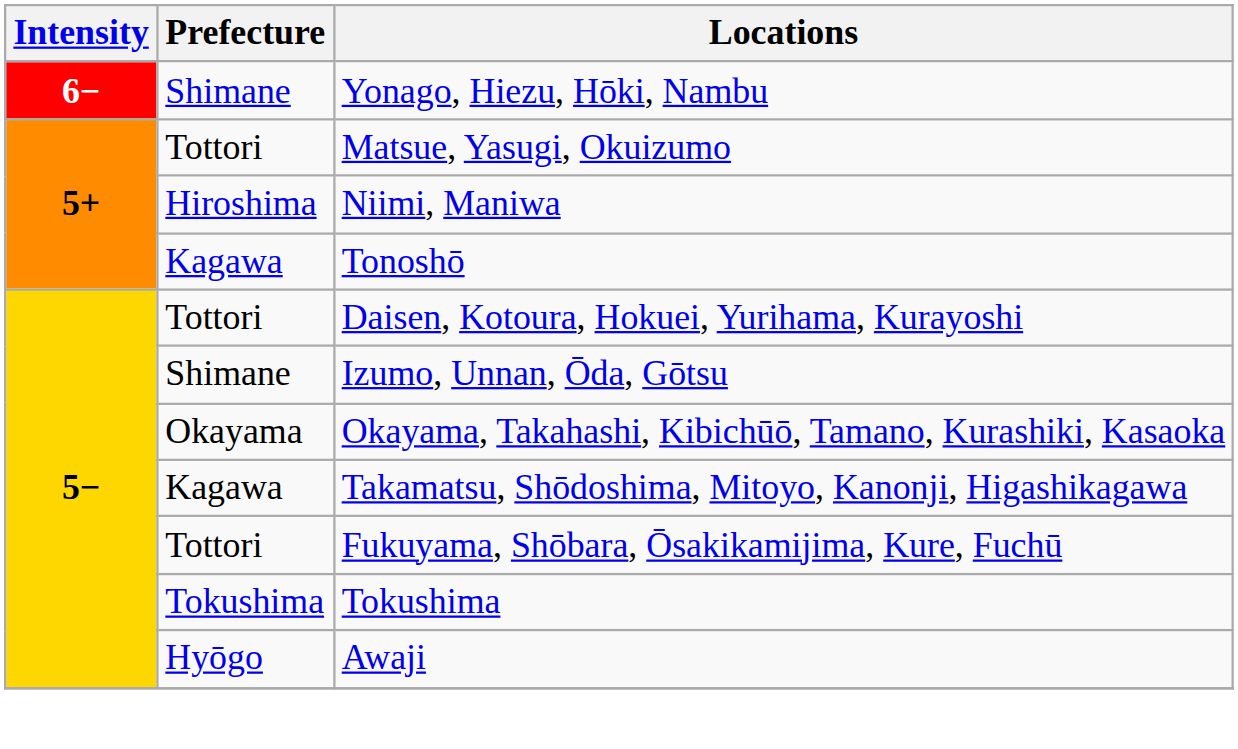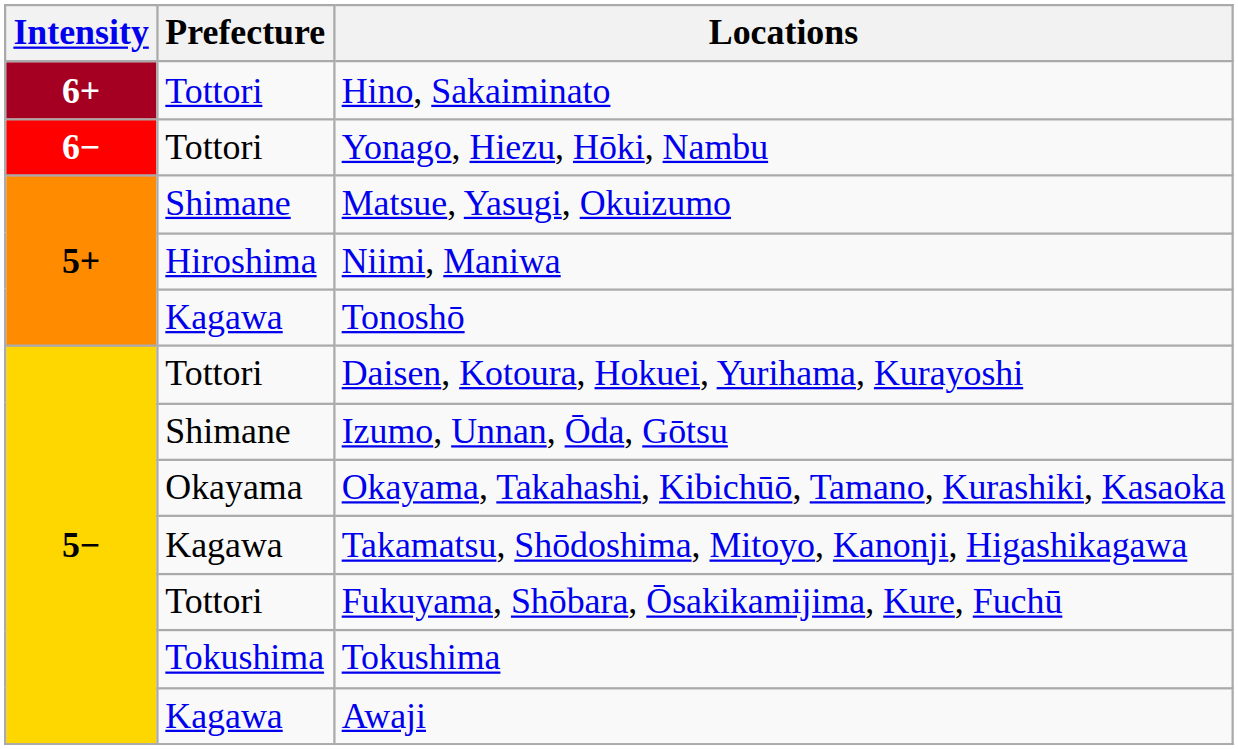+ row: (476, 89)
(228, 89) Shimane -> (214, 146) Tottori
(214, 146) Tottori -> (228, 203) Shimane
(214, 658) Hyōgo -> (224, 715) Kagawa
